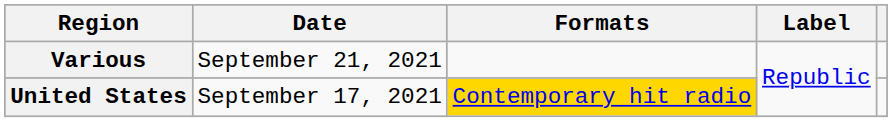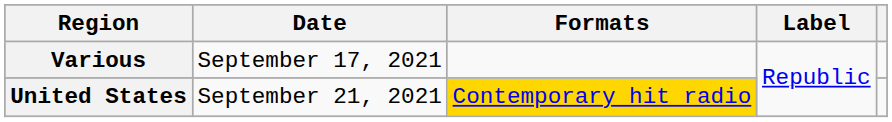(320, 60) September 21, 2021 -> (320, 60) September 17, 2021
(320, 97) September 17, 2021 -> (320, 97) September 21, 2021
